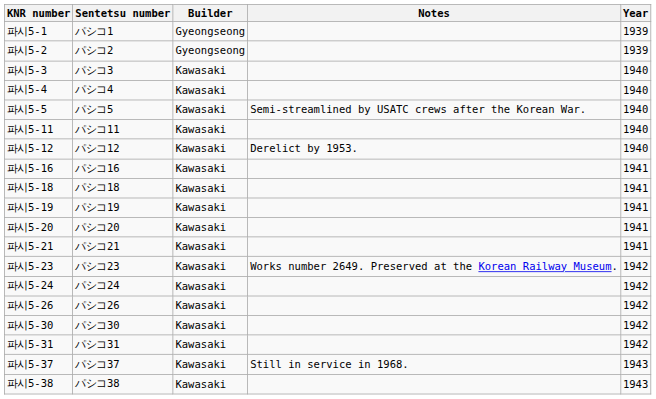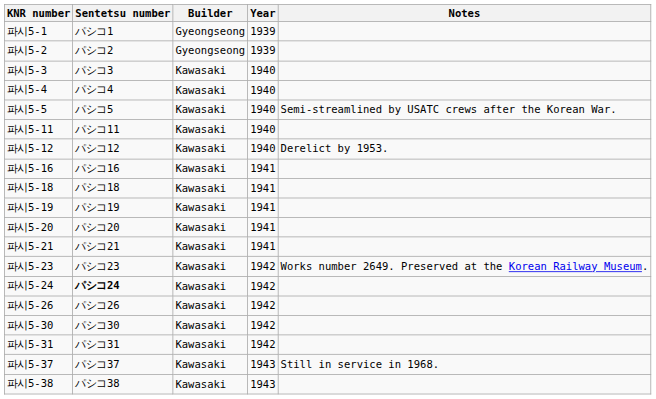columns swapped: (636, 13) <-> (434, 13)
(97, 286) normal -> (97, 286) bold
